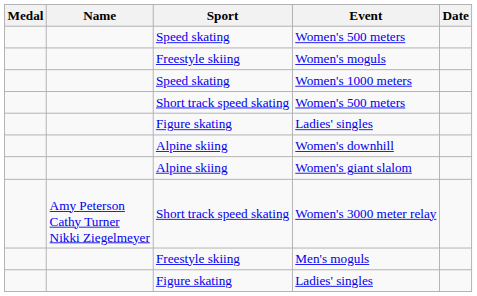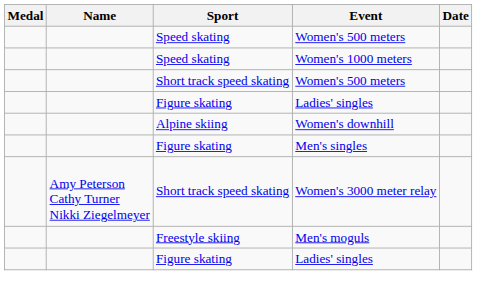- row: (198, 59)
+ row: (194, 146)
- row: (192, 168)
